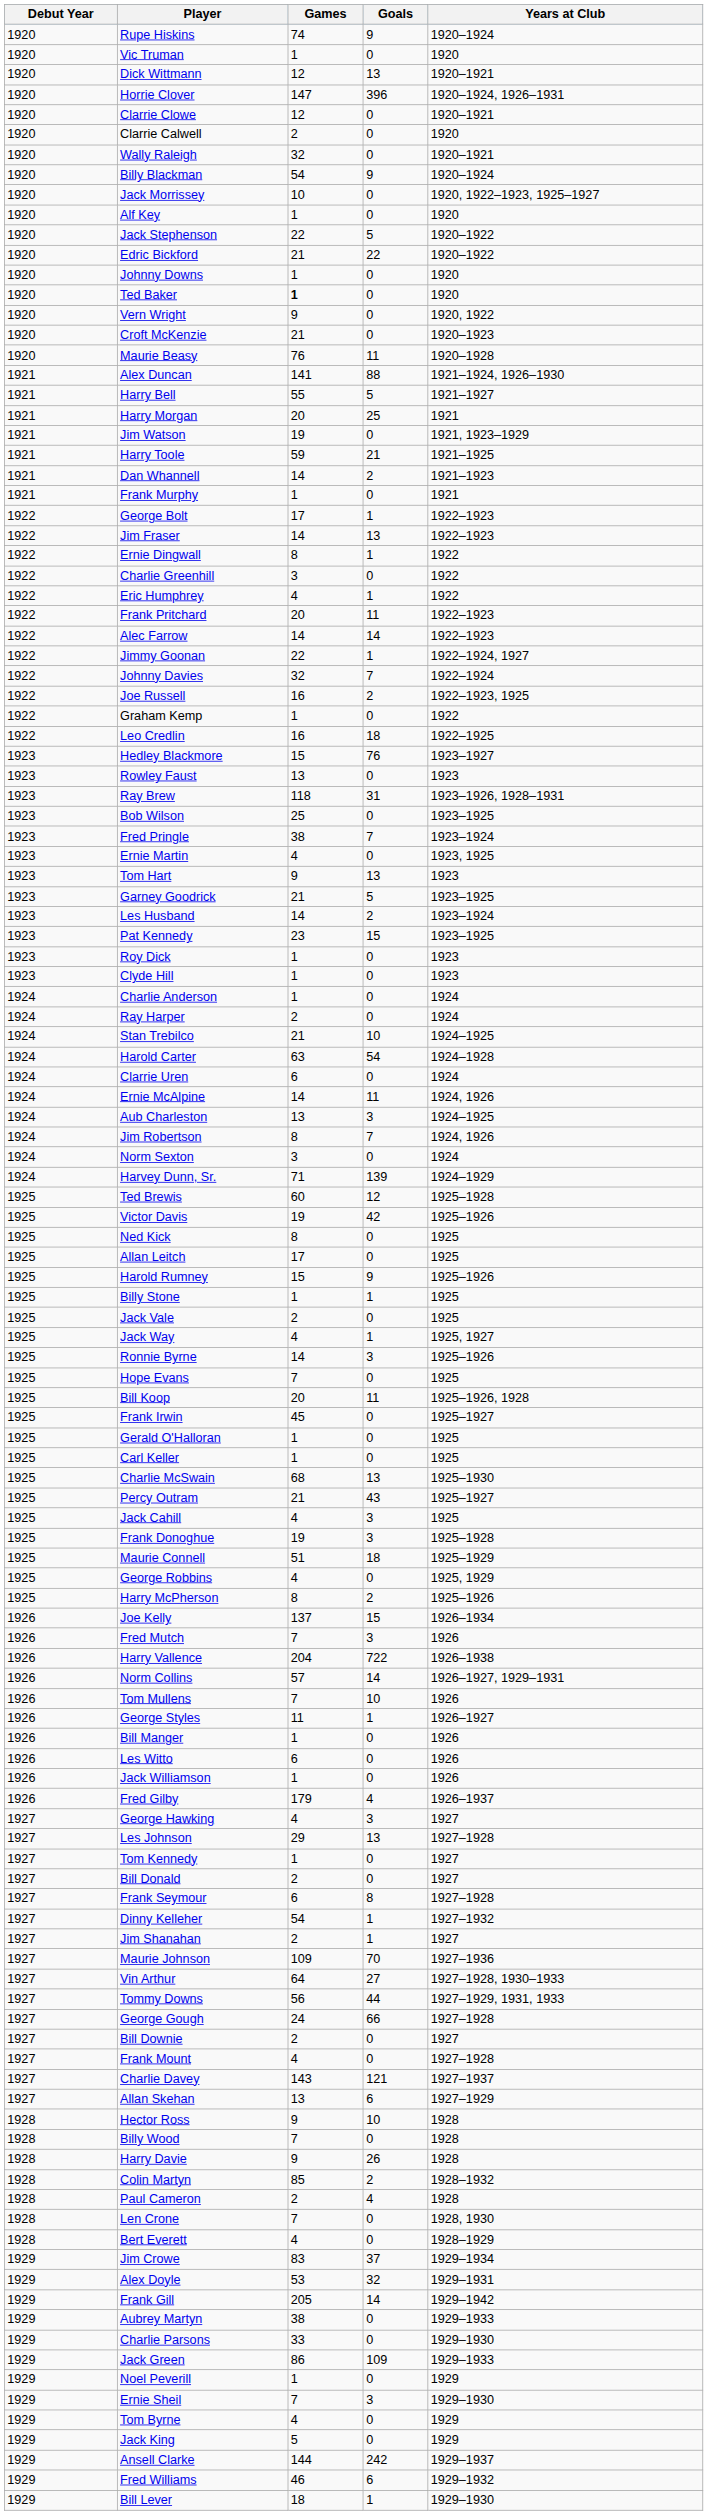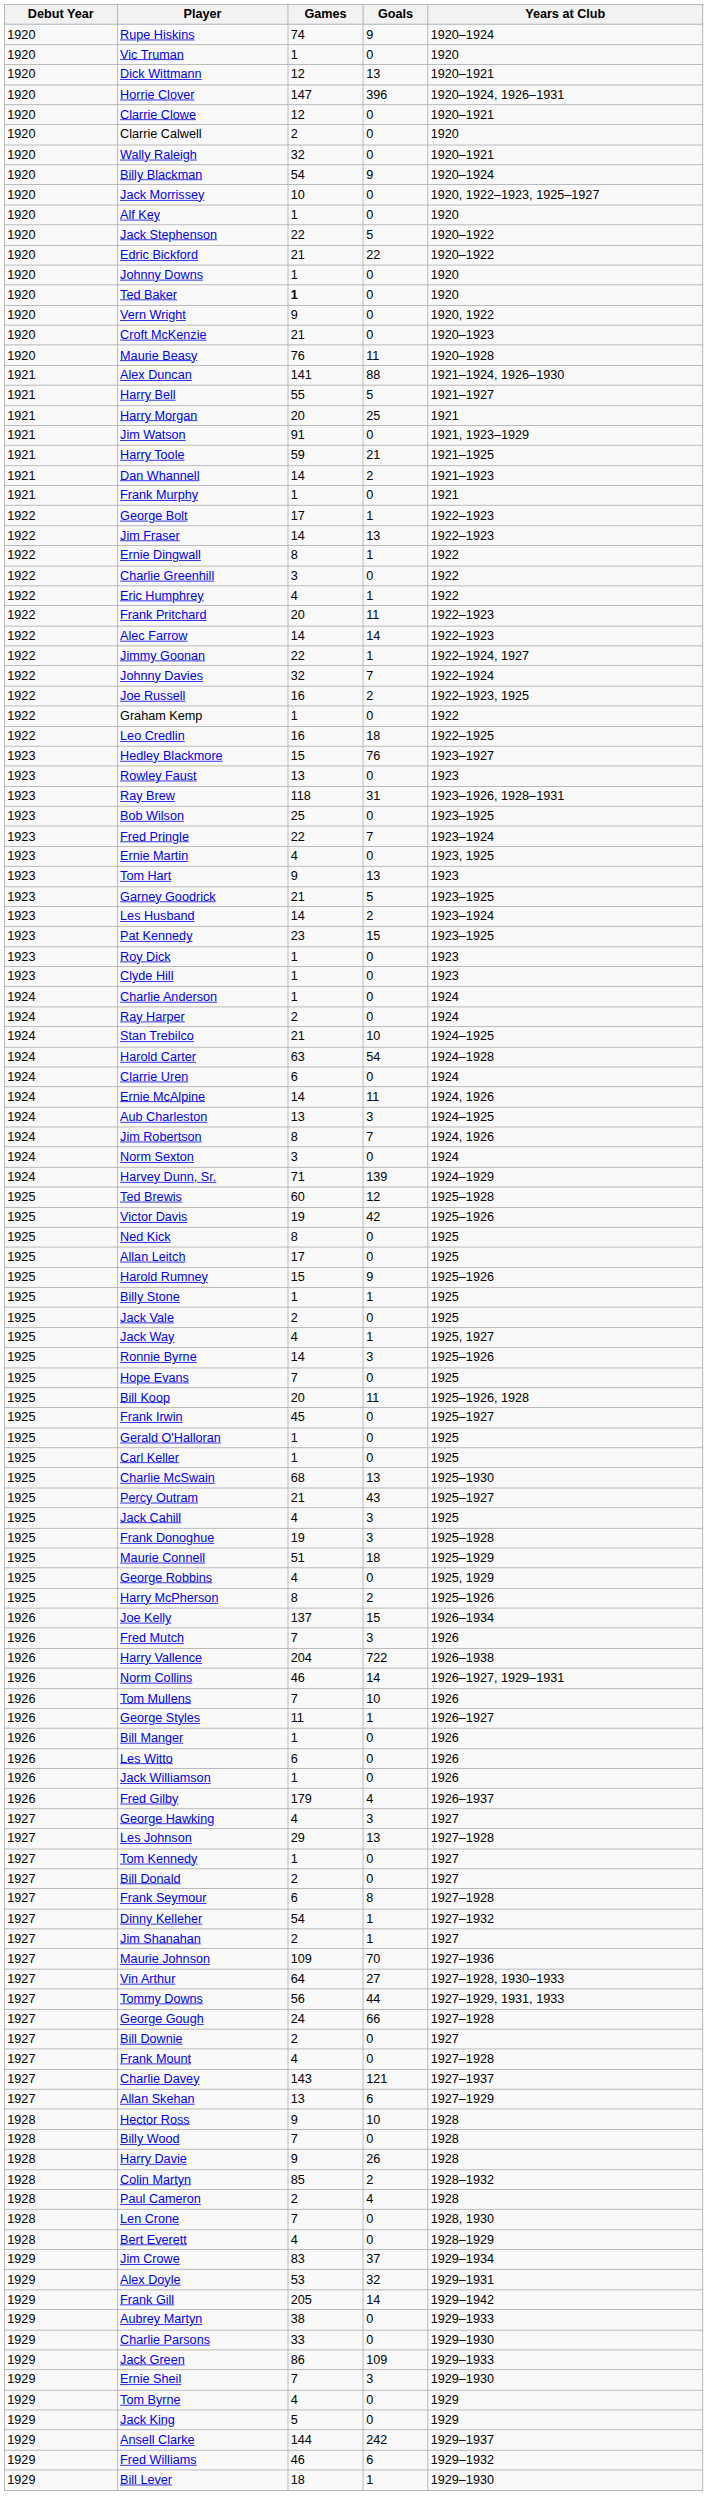(298, 435) 19 -> (298, 435) 91
(298, 836) 38 -> (298, 836) 22
(298, 1678) 57 -> (298, 1678) 46
- row: (156, 2379)
